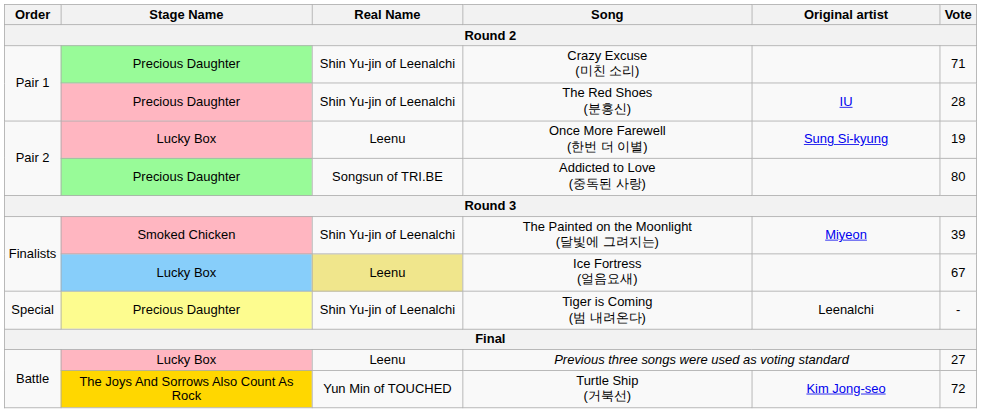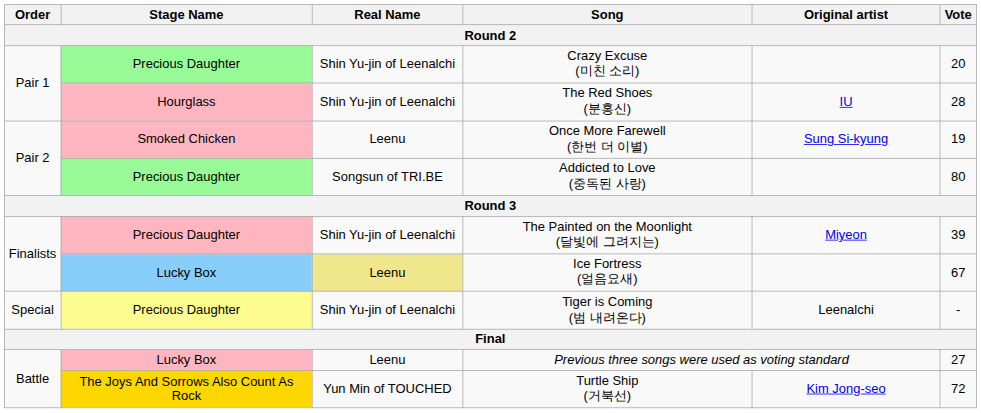(958, 64) 71 -> (958, 64) 20
(186, 101) Precious Daughter -> (186, 101) Hourglass
(186, 139) Lucky Box -> (186, 139) Smoked Chicken
(186, 235) Smoked Chicken -> (186, 235) Precious Daughter
